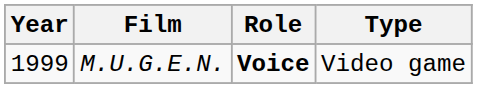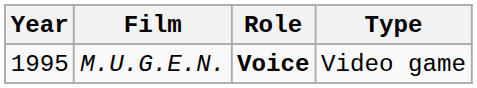(40, 64) 1999 -> (40, 64) 1995
